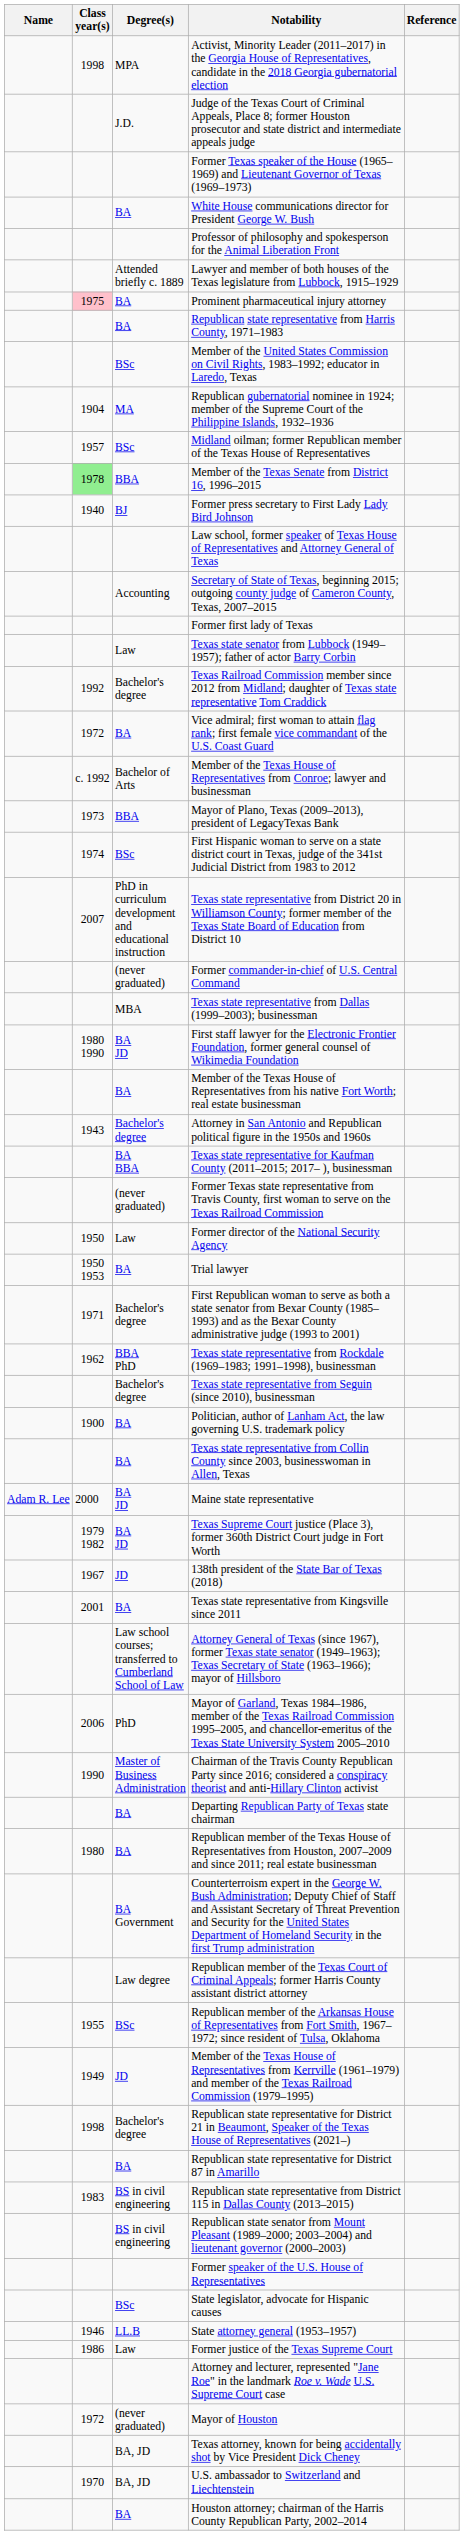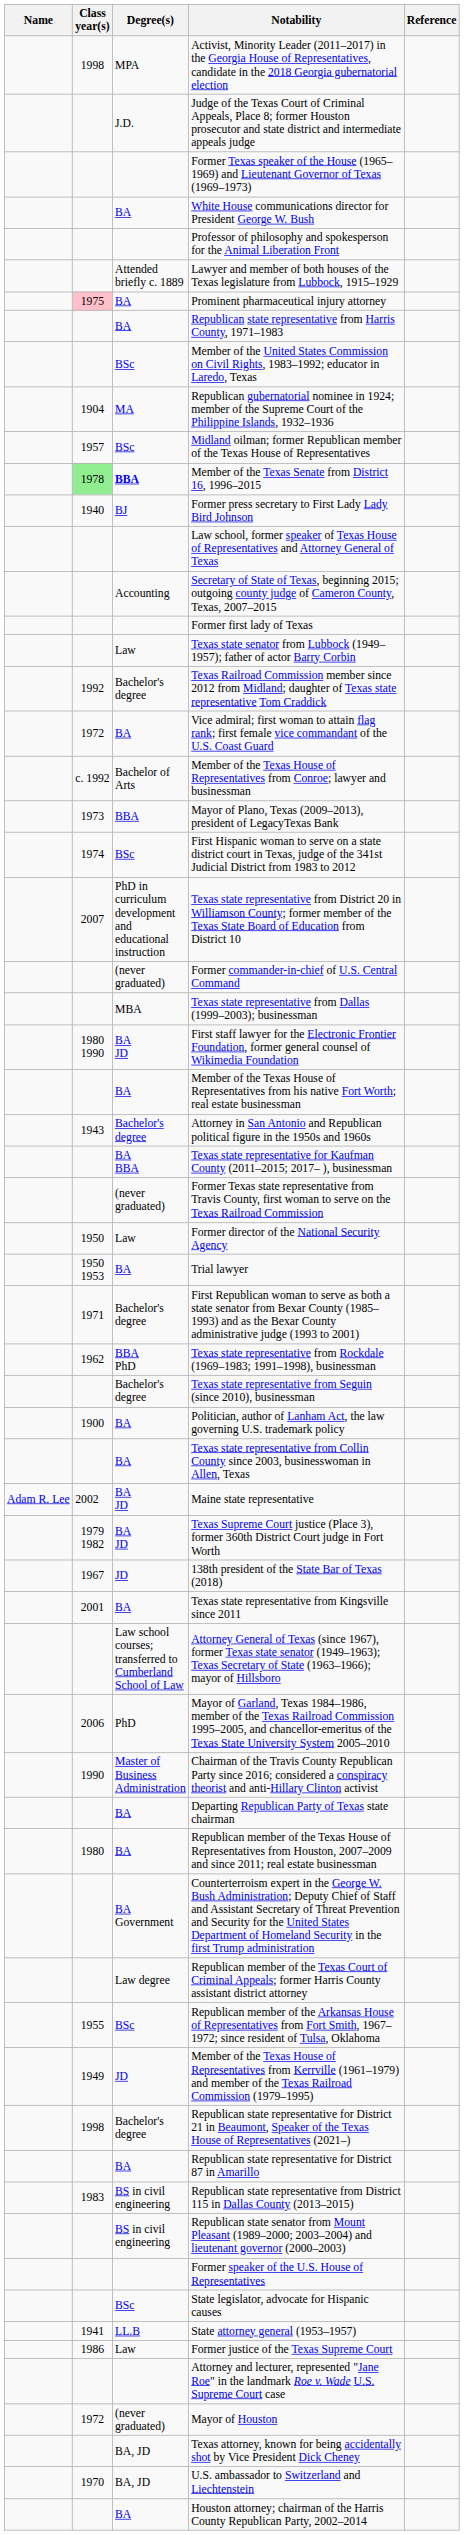(127, 479) normal -> (127, 479) bold
(87, 1499) 2000 -> (87, 1499) 2002
(92, 2331) 1946 -> (92, 2331) 1941
